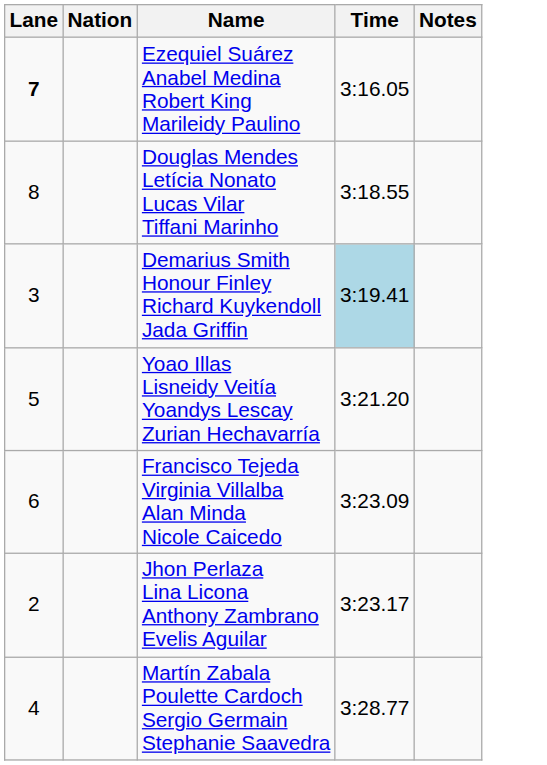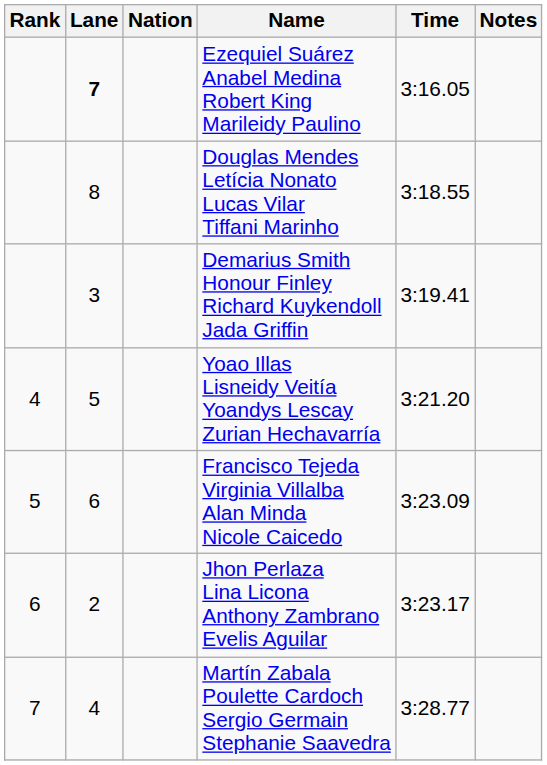+ column: (35, 20)
(375, 295) lightblue background -> (435, 295) no background
